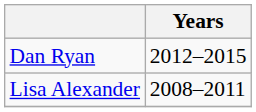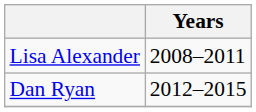rows swapped: (75, 89) <-> (52, 55)
